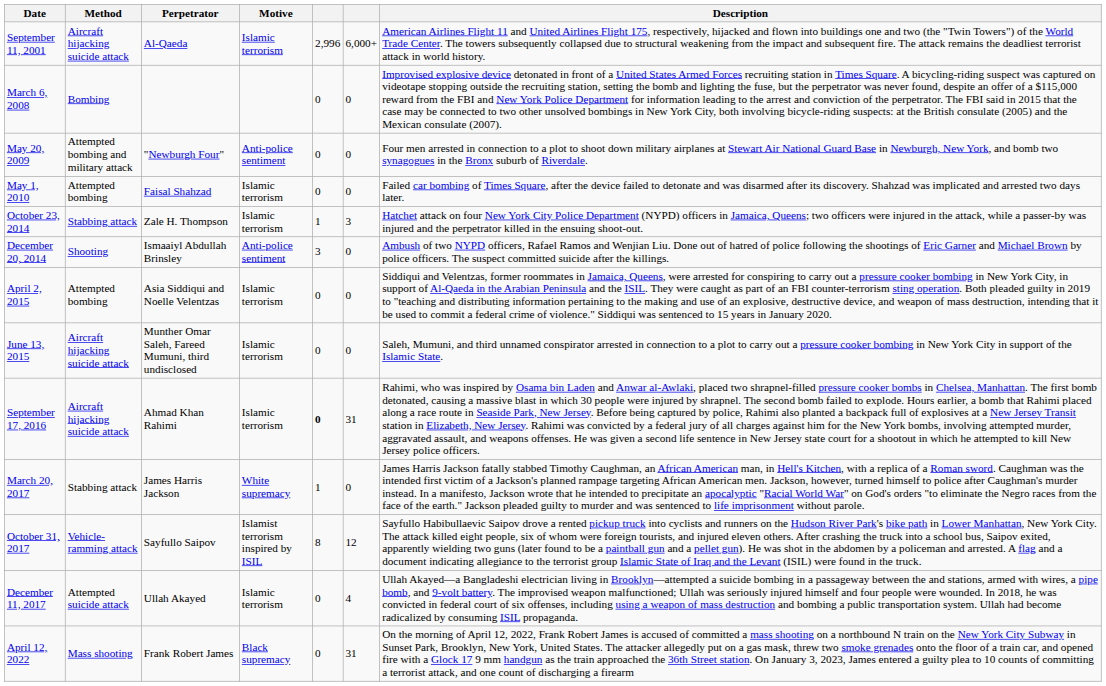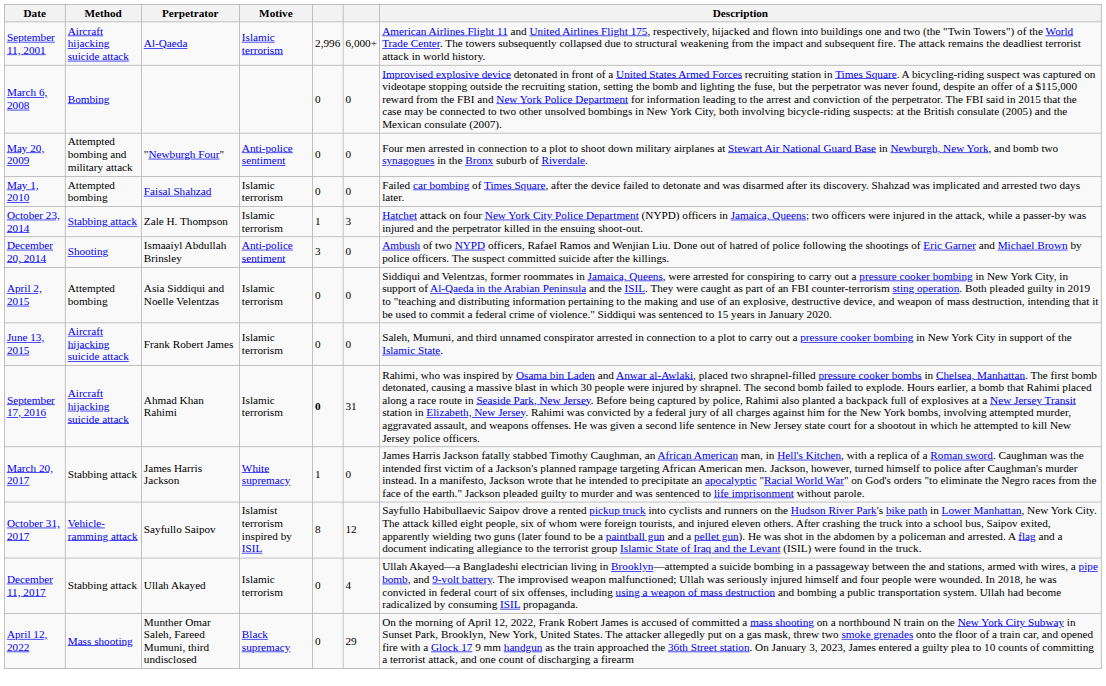(177, 350) Munther Omar Saleh, Fareed Mumuni, third undisclosed -> (189, 344) Frank Robert James
(98, 598) Attempted suicide attack -> (102, 585) Stabbing attack
(189, 653) Frank Robert James -> (177, 641) Munther Omar Saleh, Fareed Mumuni, third undisclosed
(351, 653) 31 -> (351, 641) 29
